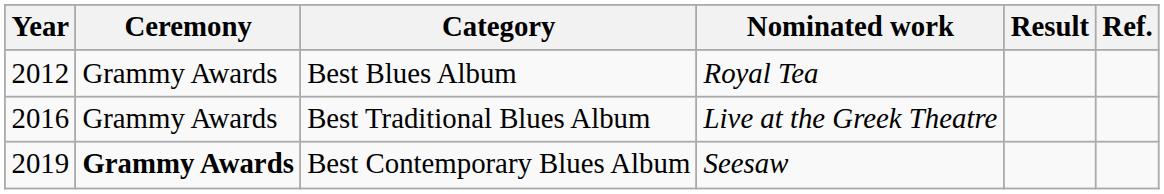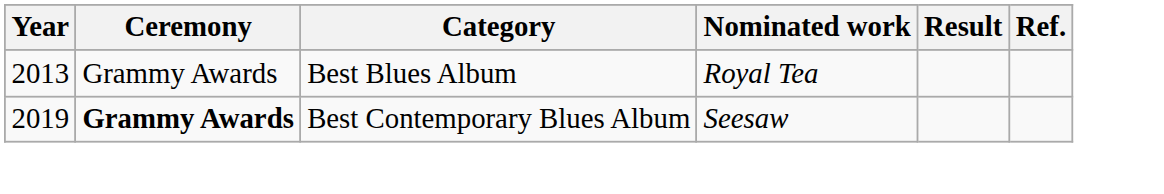(40, 73) 2012 -> (40, 73) 2013
- row: (479, 118)
